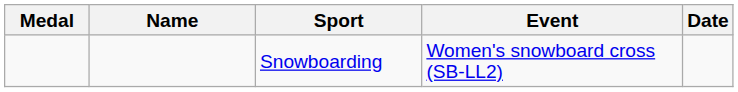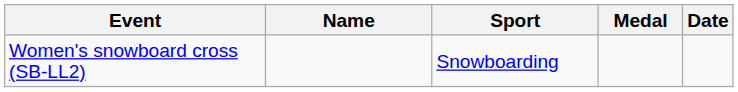columns swapped: (47, 20) <-> (552, 20)
